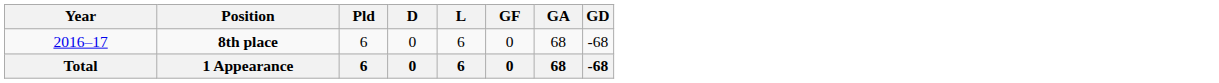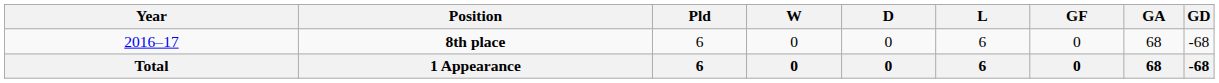+ column: (794, 16)
